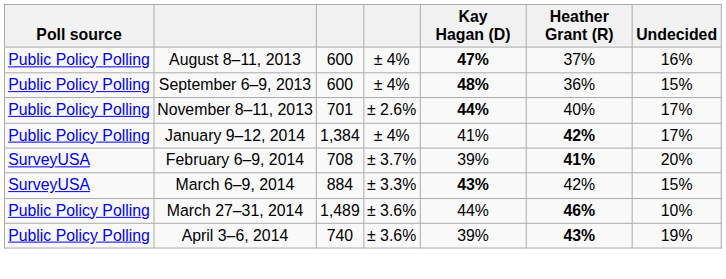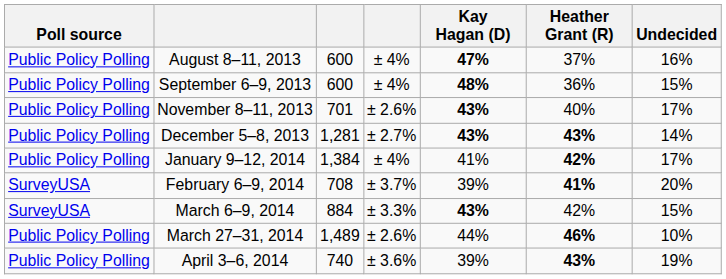(473, 110) 44% -> (473, 110) 43%
+ row: (235, 135)
(392, 210) ± 3.6% -> (392, 235) ± 2.6%
